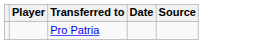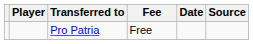+ column: (152, 13)
